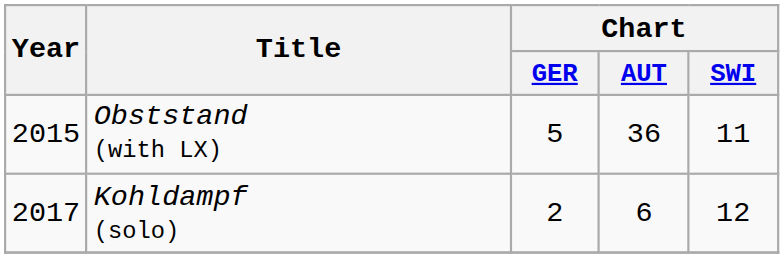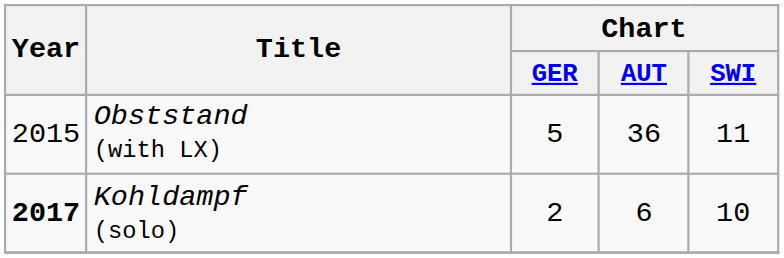(46, 213) normal -> (46, 213) bold
(733, 213) 12 -> (733, 213) 10
